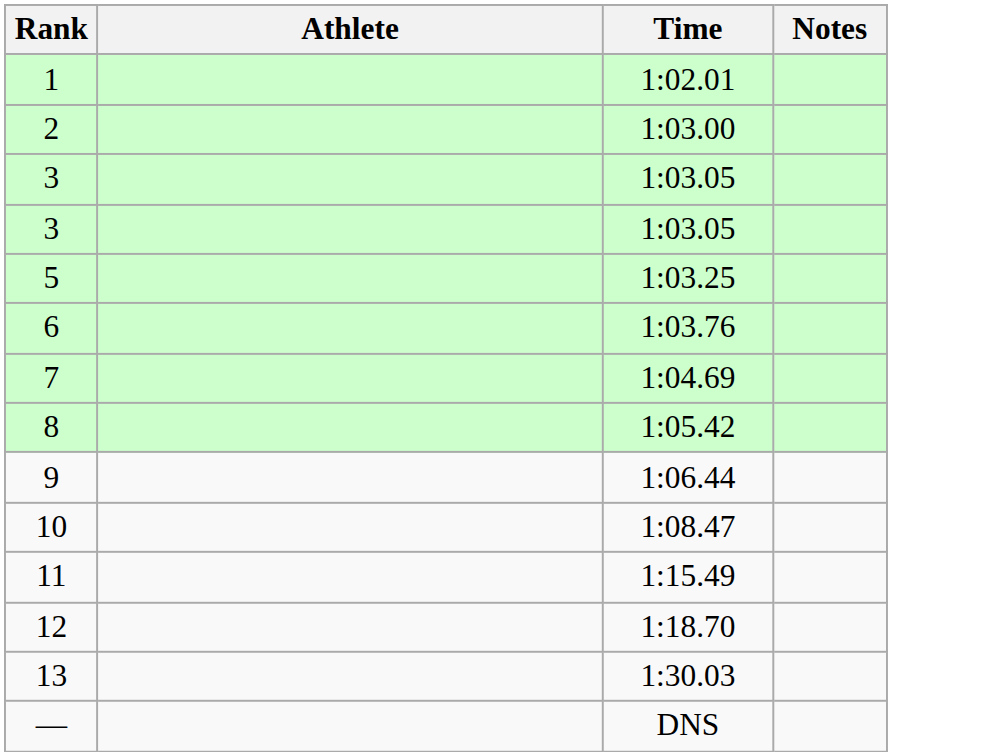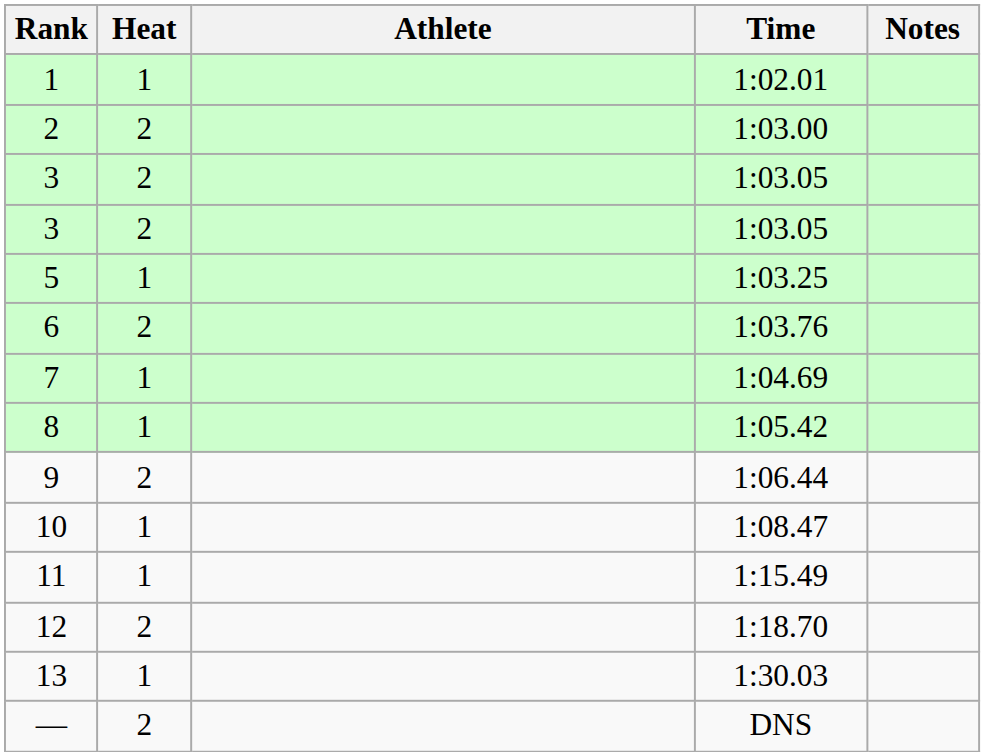+ column: (144, 29)
